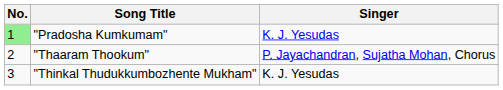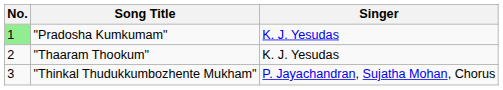(379, 54) P. Jayachandran, Sujatha Mohan, Chorus -> (301, 54) K. J. Yesudas
(301, 74) K. J. Yesudas -> (379, 74) P. Jayachandran, Sujatha Mohan, Chorus
